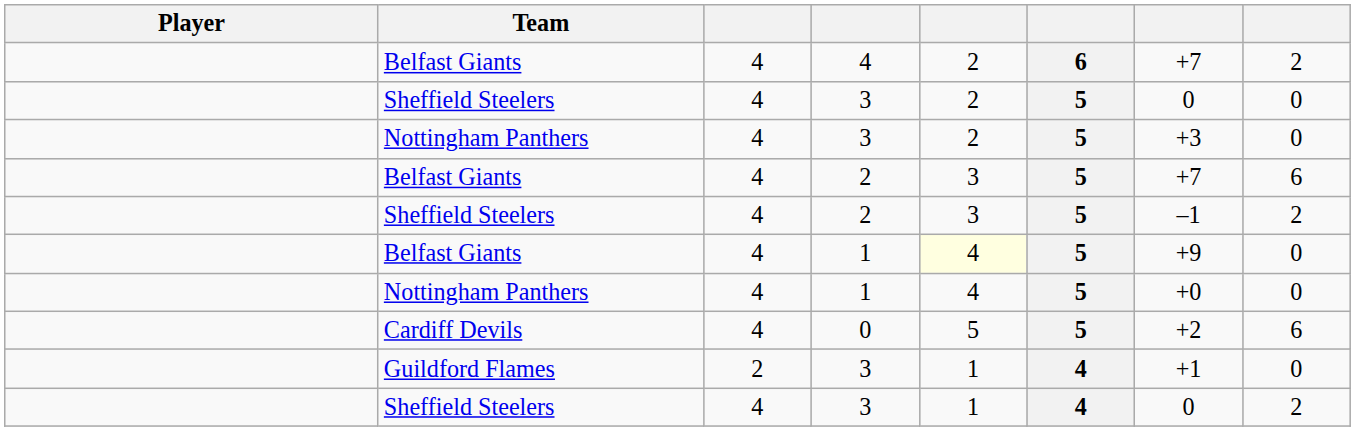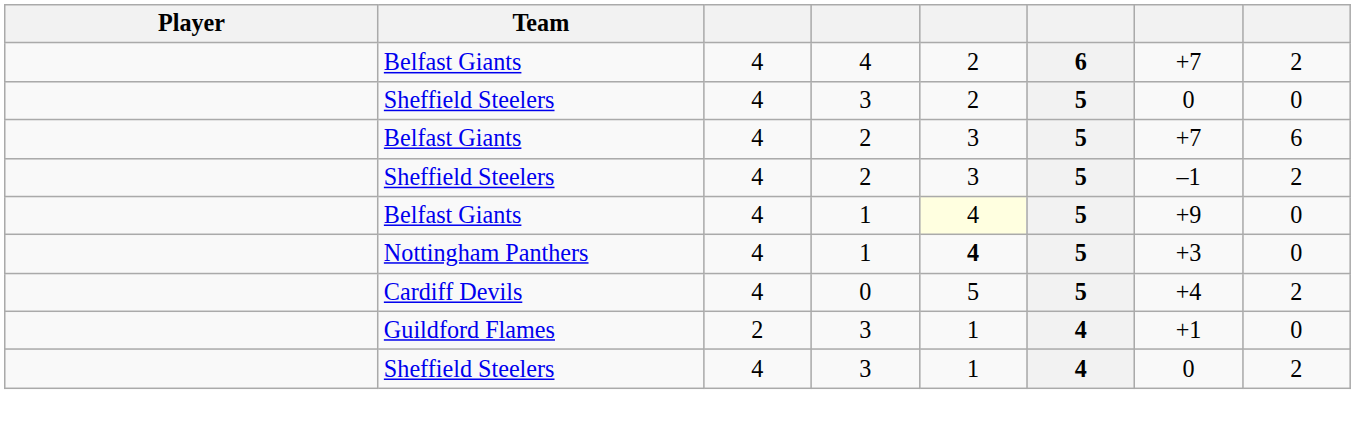- row: (486, 138)
(973, 291) normal -> (973, 253) bold
(1189, 291) +0 -> (1189, 253) +3
(1189, 330) +2 -> (1189, 291) +4
(1296, 330) 6 -> (1296, 291) 2
